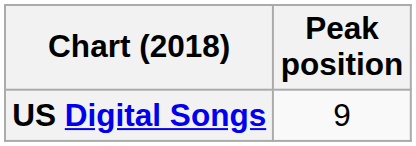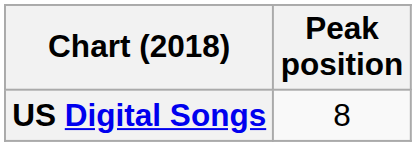(342, 114) 9 -> (342, 114) 8
